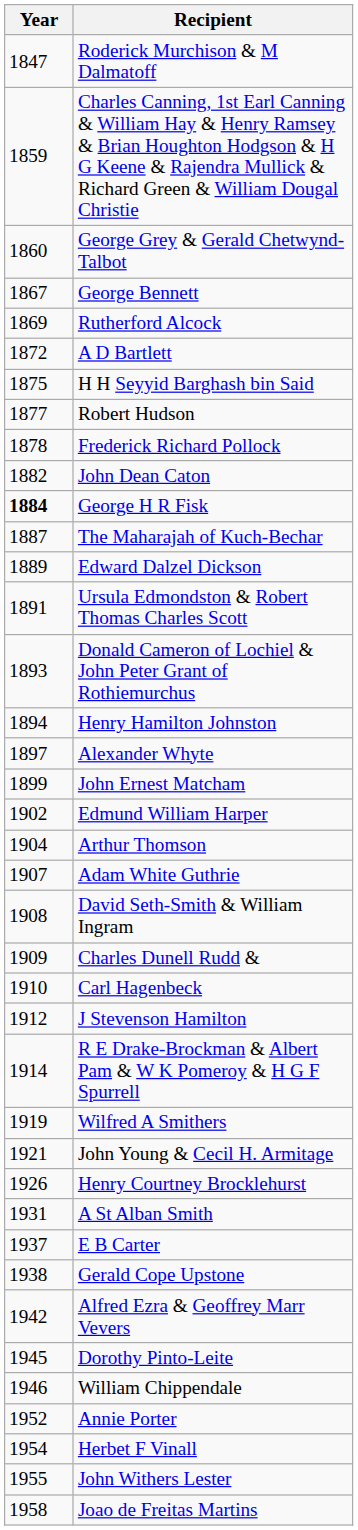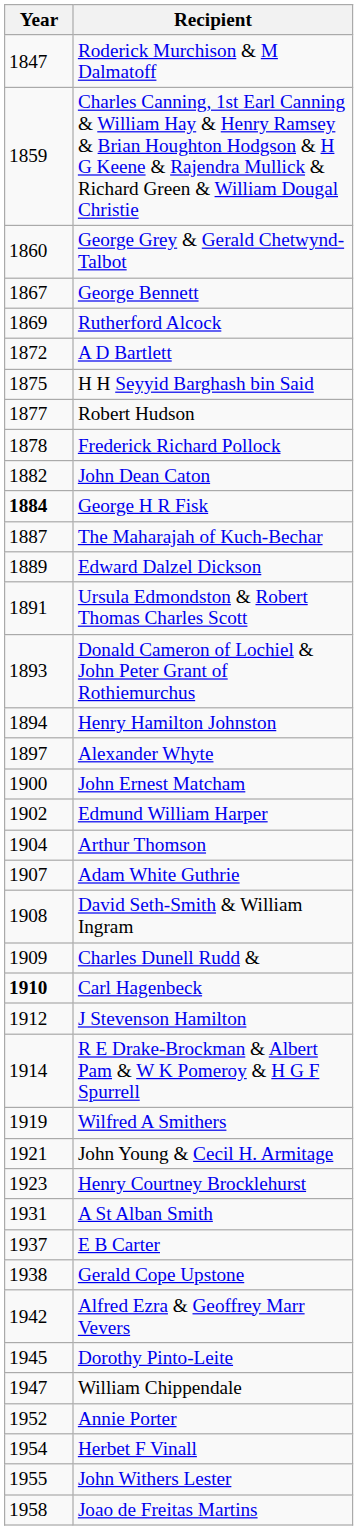(28, 783) 1899 -> (28, 783) 1900
(28, 988) normal -> (28, 988) bold
(28, 1183) 1926 -> (28, 1183) 1923
(28, 1387) 1946 -> (28, 1387) 1947
